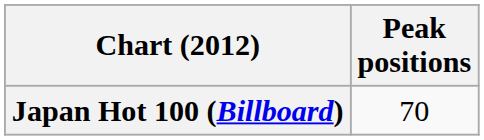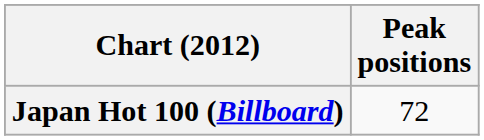(414, 109) 70 -> (414, 109) 72
